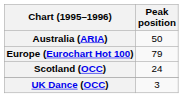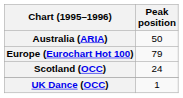(157, 85) 3 -> (157, 85) 1
